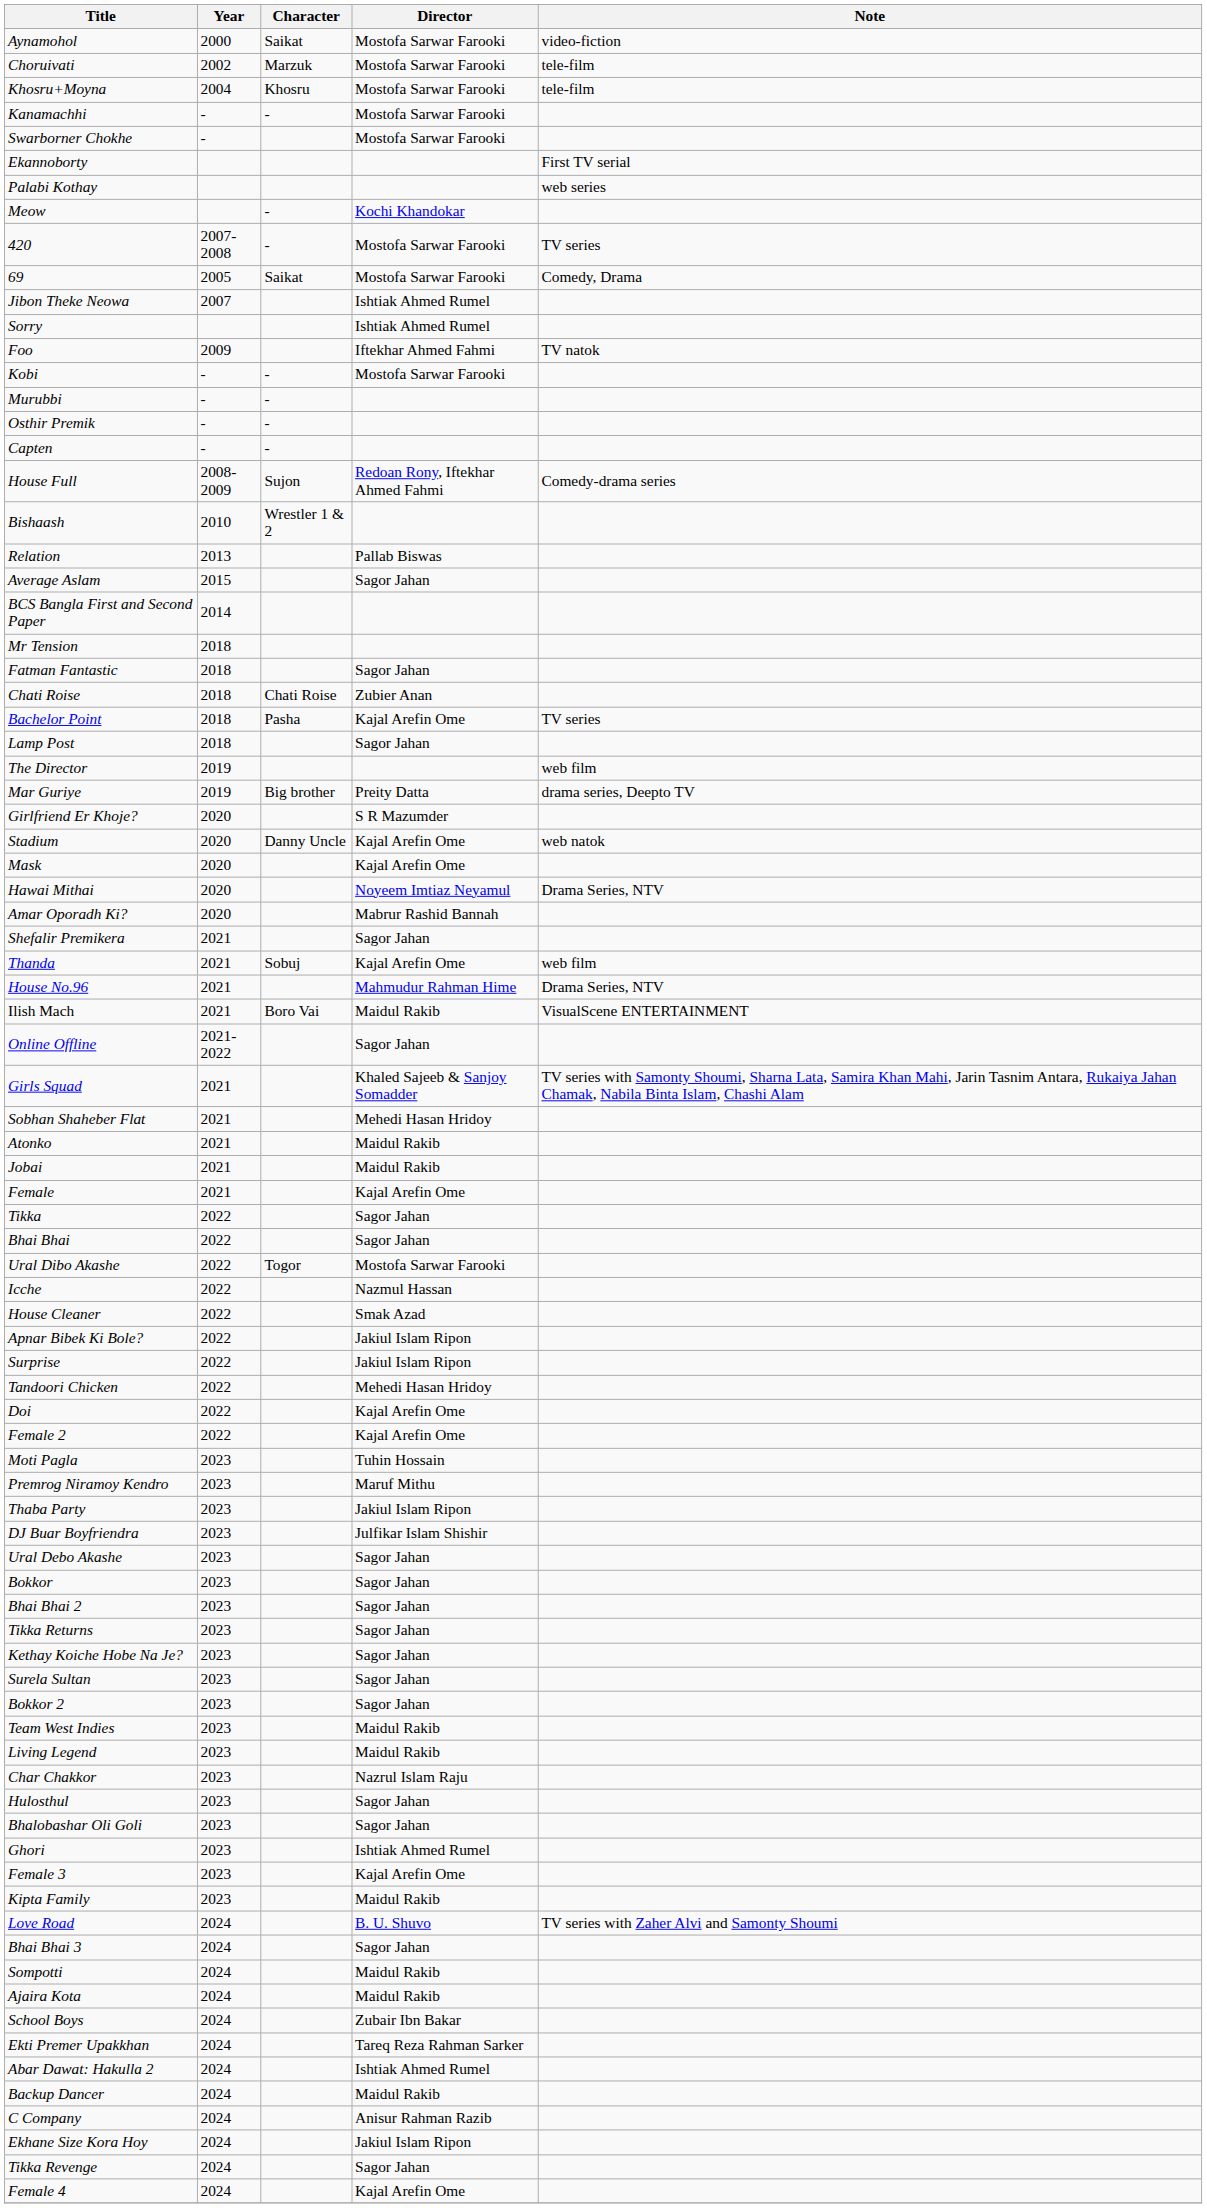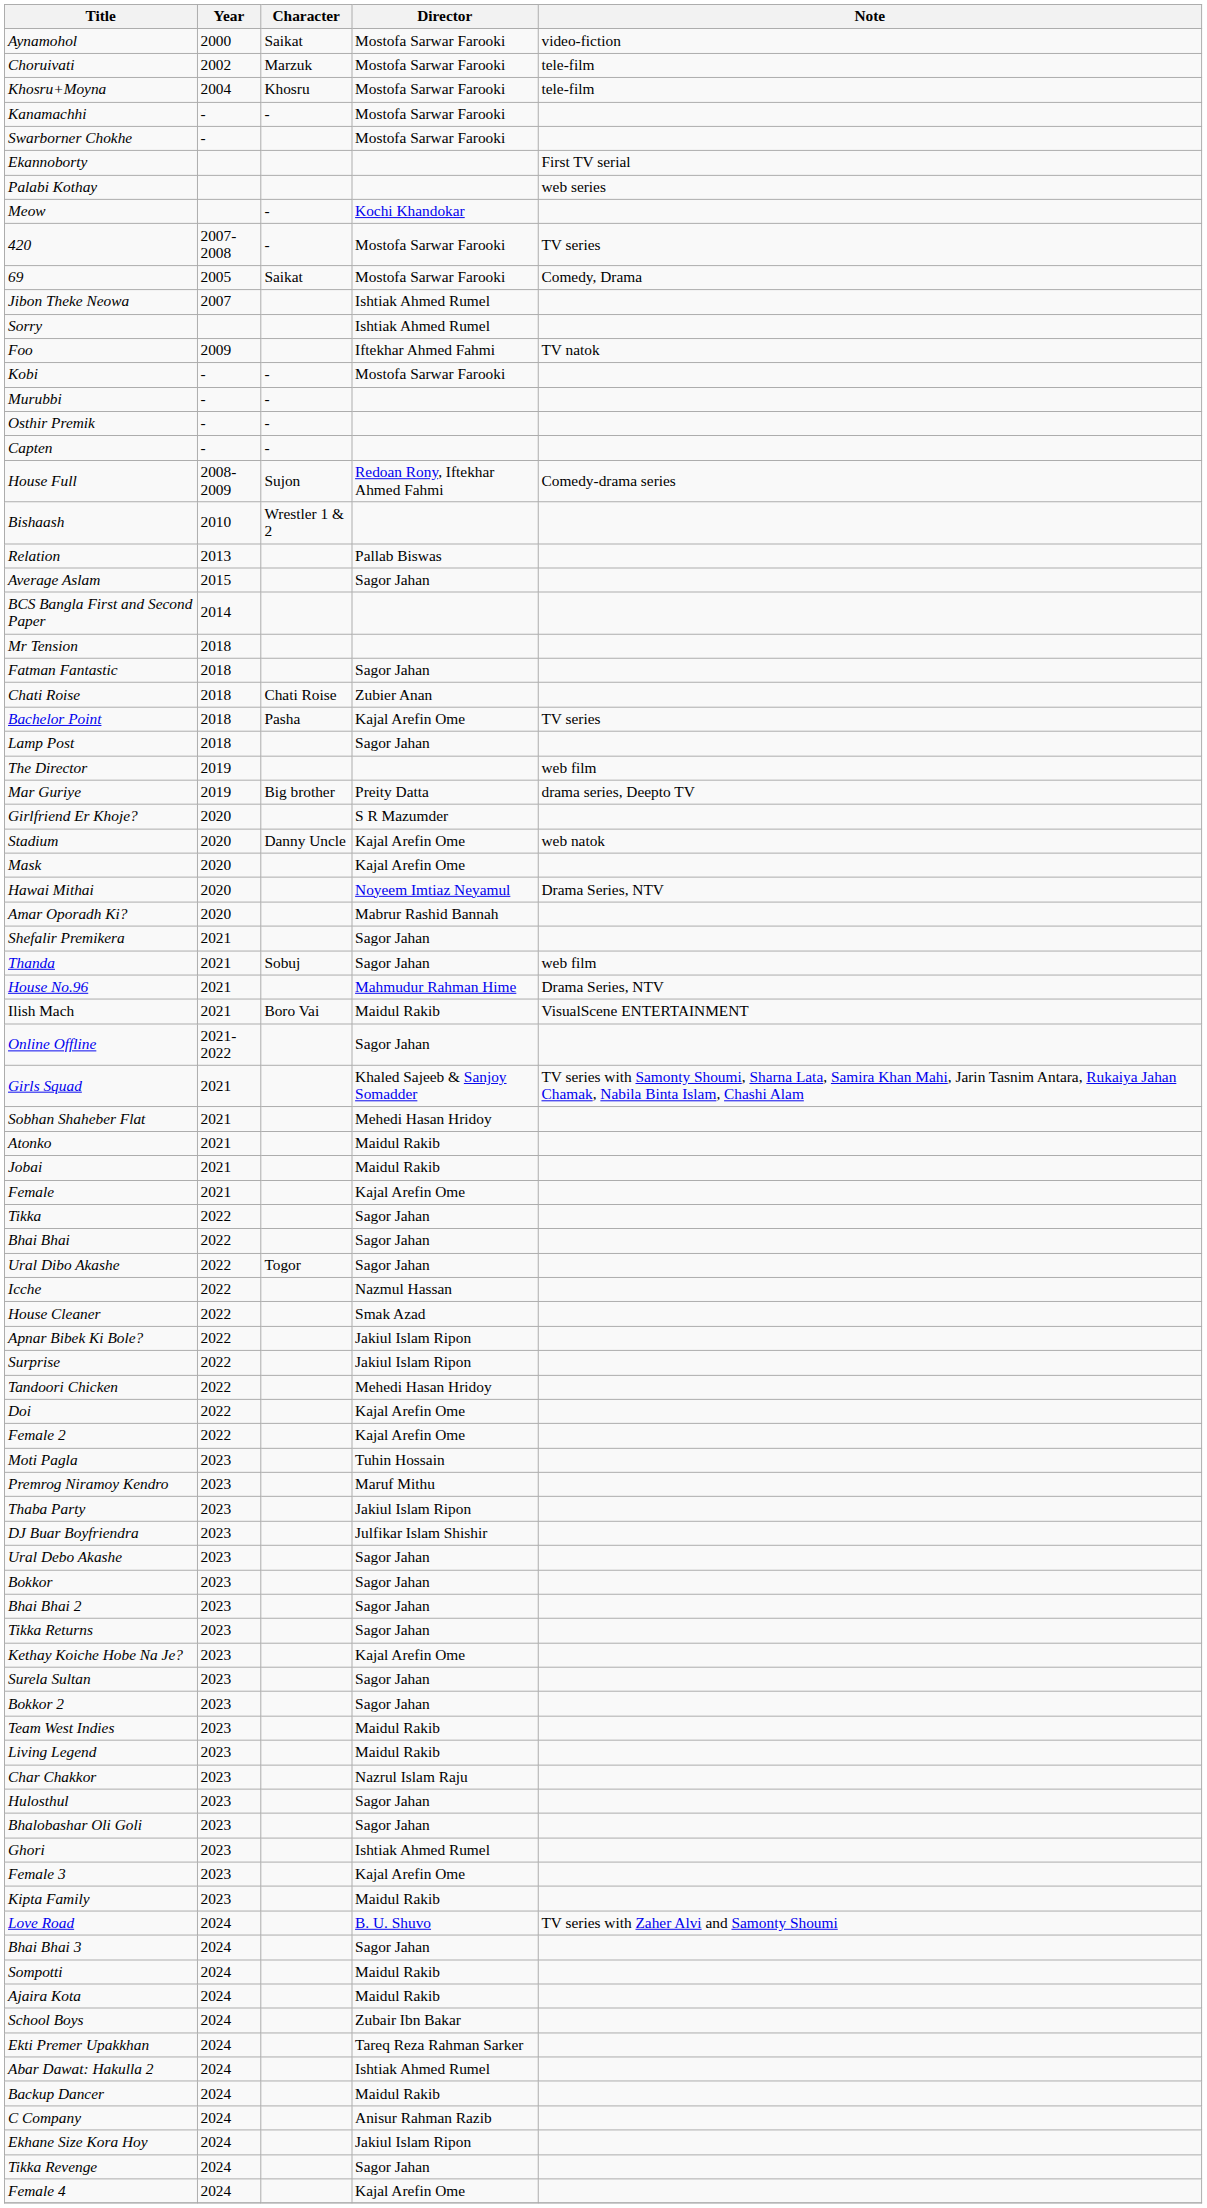(410, 962) Kajal Arefin Ome -> (392, 962) Sagor Jahan
(430, 1265) Mostofa Sarwar Farooki -> (392, 1265) Sagor Jahan
(392, 1655) Sagor Jahan -> (410, 1655) Kajal Arefin Ome
